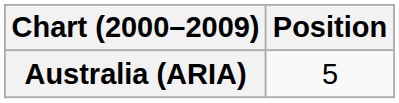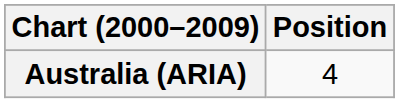(330, 73) 5 -> (330, 73) 4
